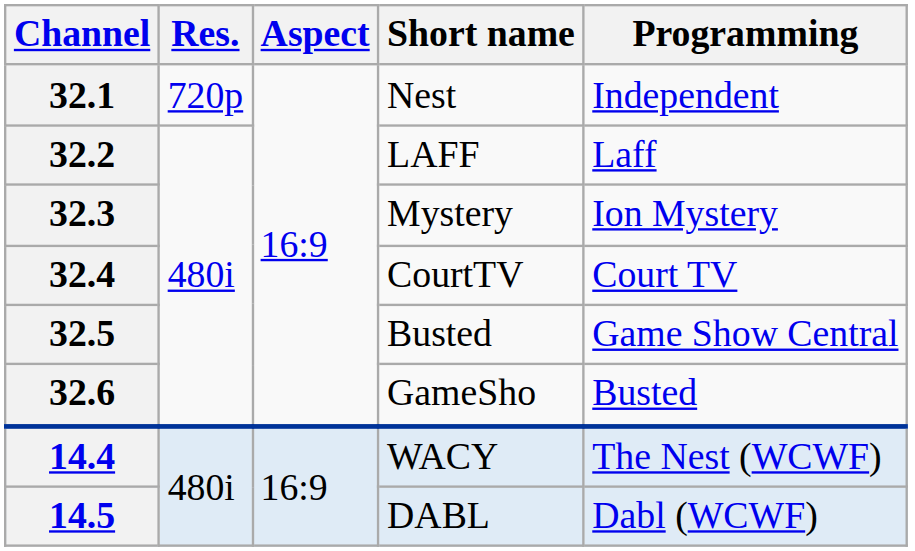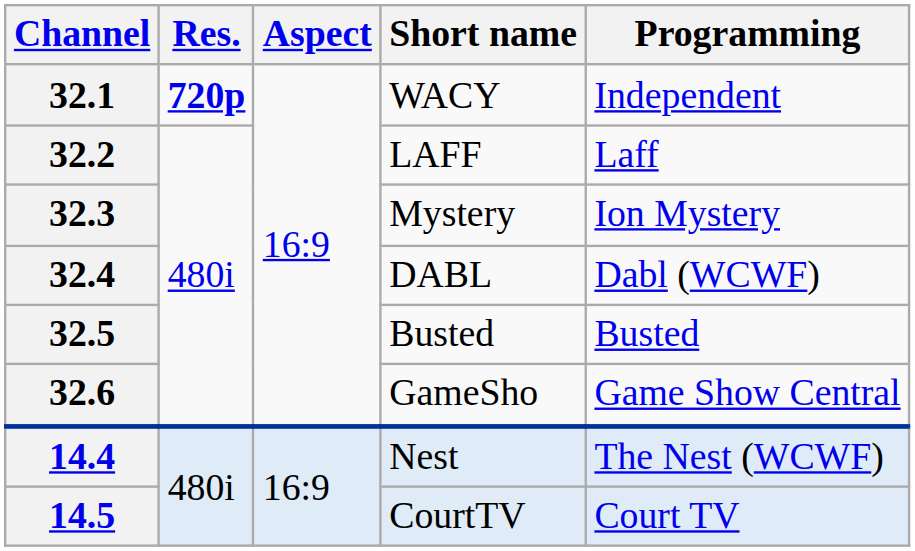(205, 94) normal -> (207, 94) bold
(422, 94) Nest -> (445, 94) WACY
(455, 273) CourtTV -> (441, 273) DABL
(665, 273) Court TV -> (707, 273) Dabl (WCWF)
(745, 333) Game Show Central -> (647, 333) Busted
(645, 393) Busted -> (748, 393) Game Show Central
(443, 455) WACY -> (424, 455) Nest
(438, 515) DABL -> (457, 515) CourtTV
(705, 515) Dabl (WCWF) -> (667, 515) Court TV
